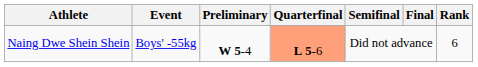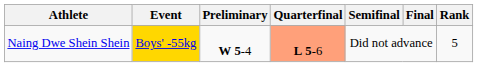(166, 43) no background -> (166, 43) gold background
(455, 43) 6 -> (455, 43) 5
